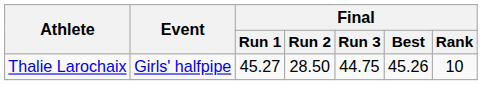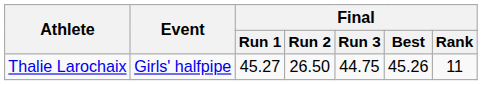(310, 67) 28.50 -> (310, 67) 26.50
(455, 67) 10 -> (455, 67) 11
